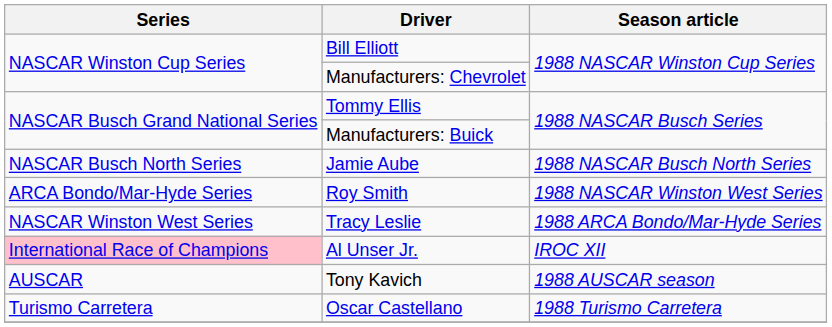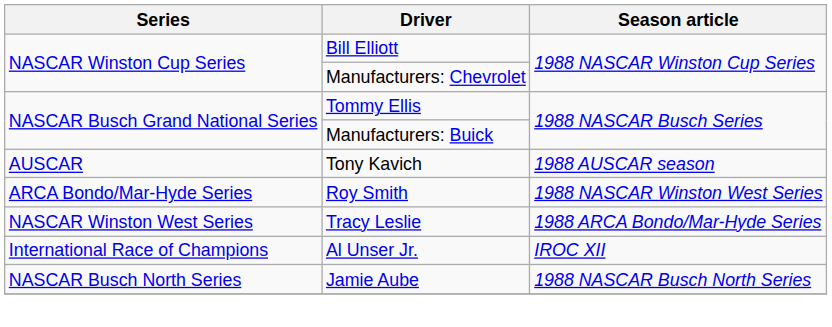rows swapped: (372, 163) <-> (374, 279)
(138, 250) pink background -> (138, 250) no background
- row: (394, 308)
